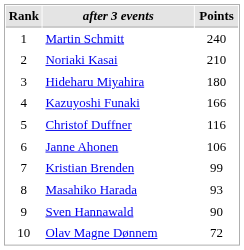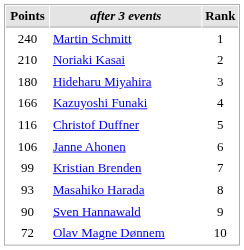columns swapped: (24, 16) <-> (217, 16)
